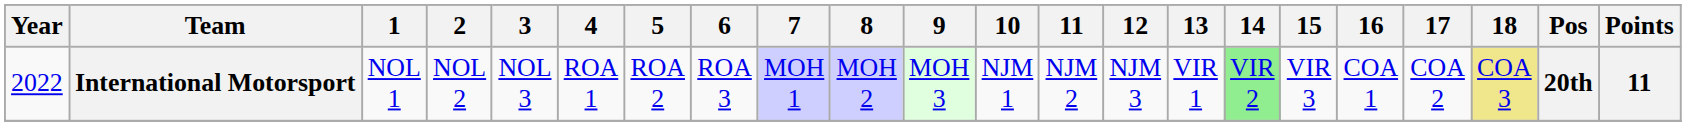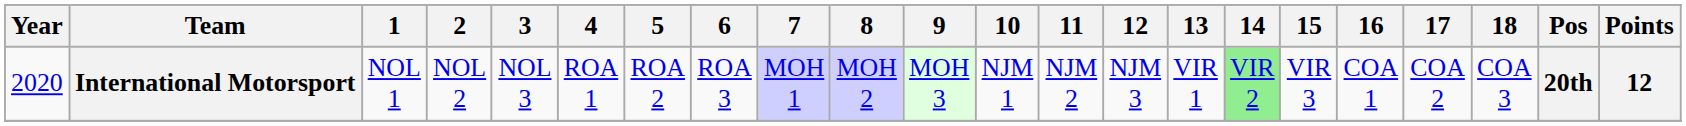(37, 83) 2022 -> (37, 83) 2020
(1504, 83) khaki background -> (1504, 83) no background
(1639, 83) 11 -> (1639, 83) 12
